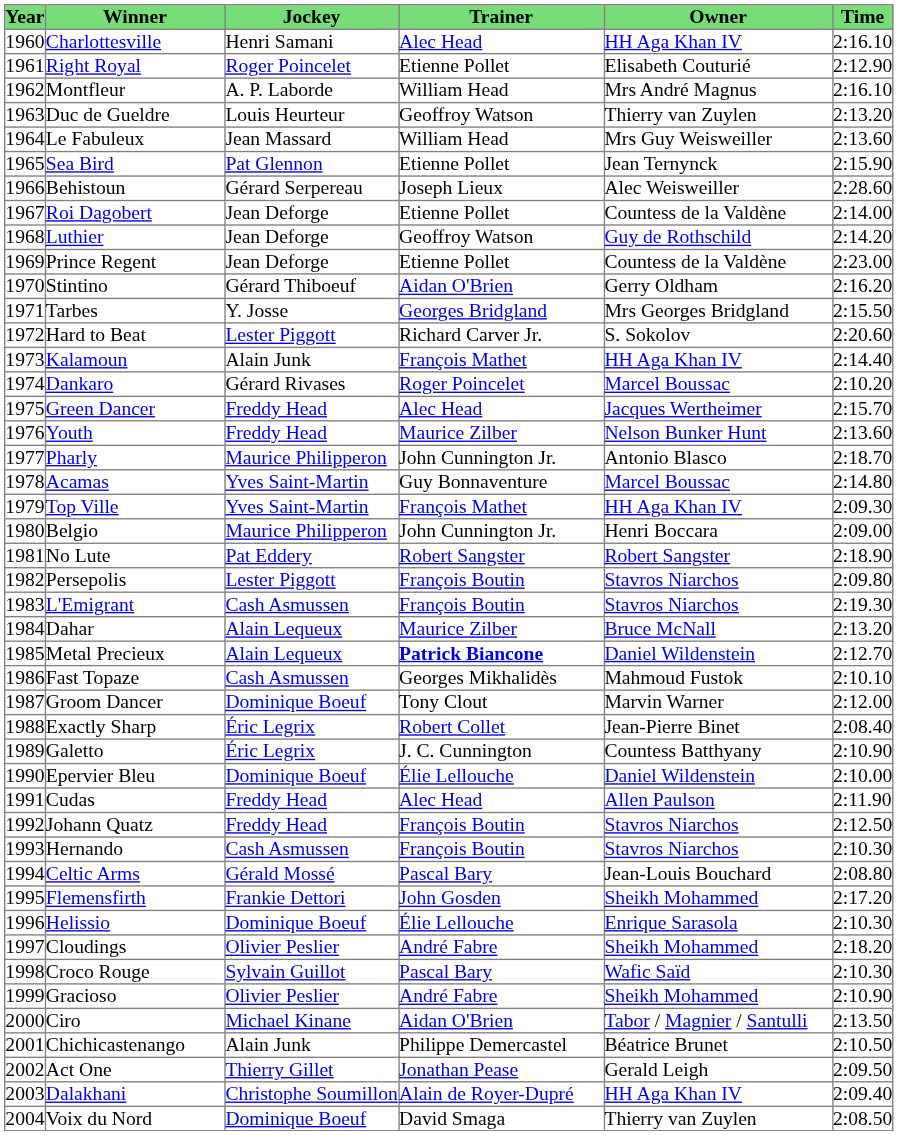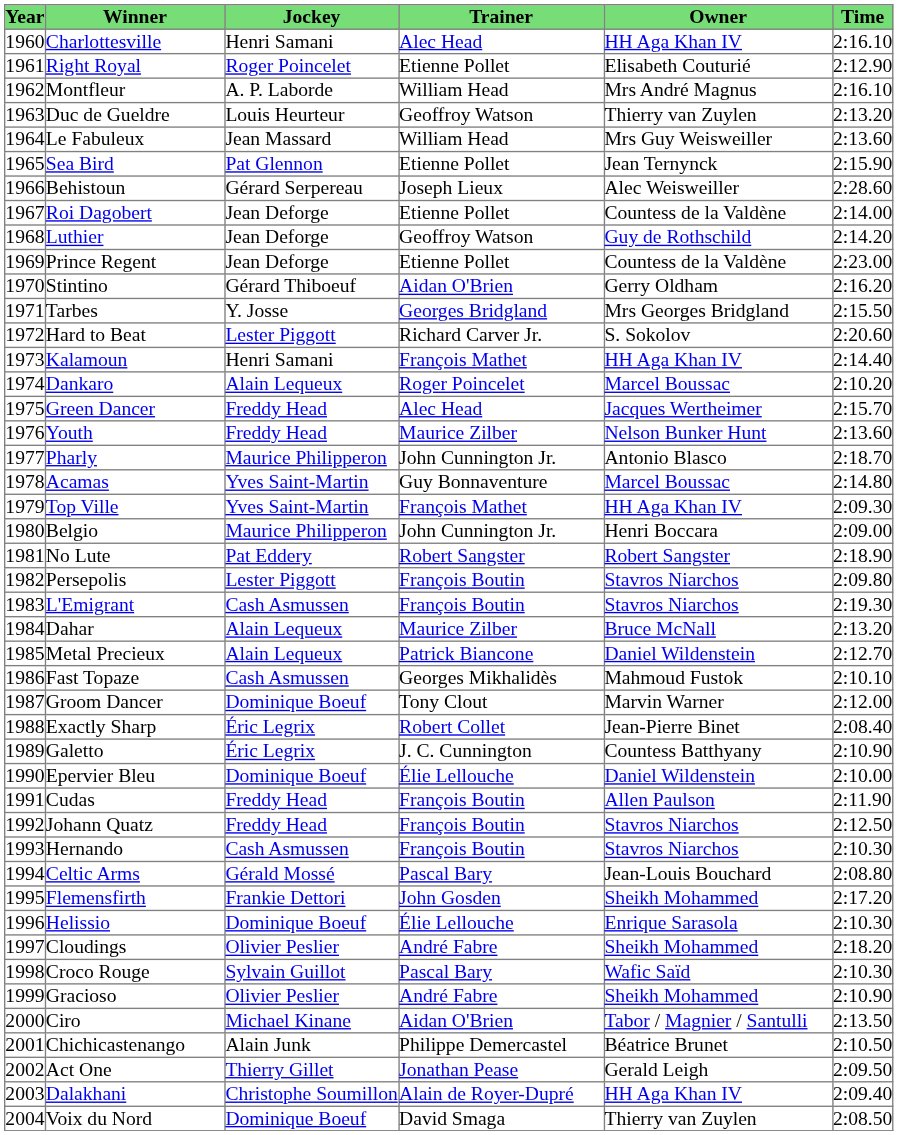(268, 359) Alain Junk -> (279, 359) Henri Samani
(285, 383) Gérard Rivases -> (284, 383) Alain Lequeux
(471, 653) bold -> (466, 653) normal
(441, 800) Alec Head -> (462, 800) François Boutin
